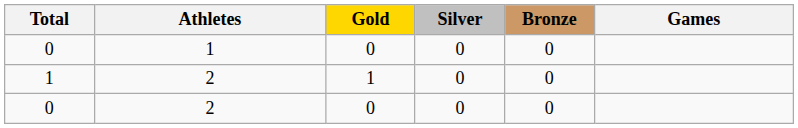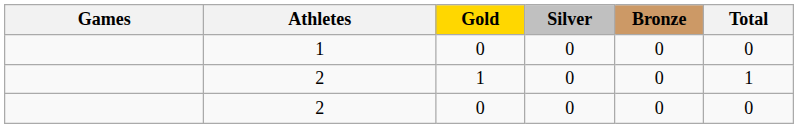columns swapped: (694, 19) <-> (49, 19)
